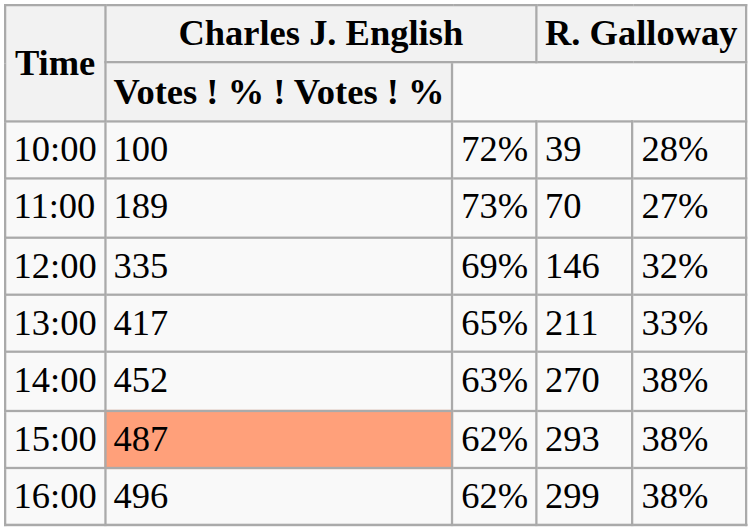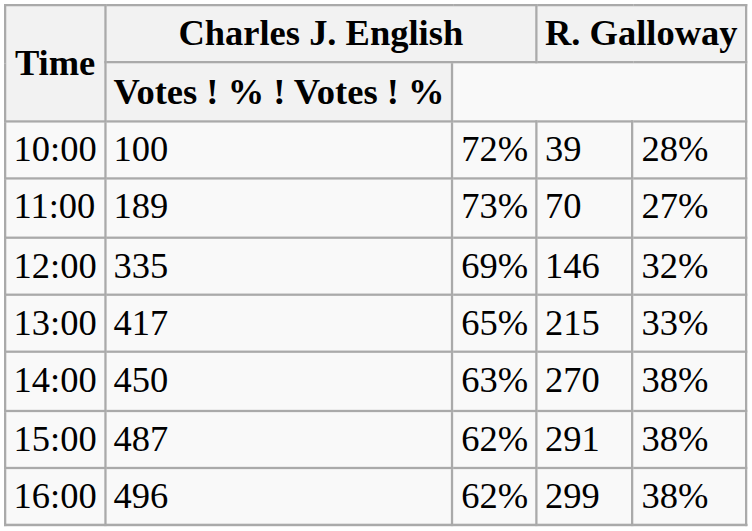(572, 322) 211 -> (572, 322) 215
(141, 380) 452 -> (141, 380) 450
(141, 438) lightsalmon background -> (141, 438) no background
(572, 438) 293 -> (572, 438) 291
